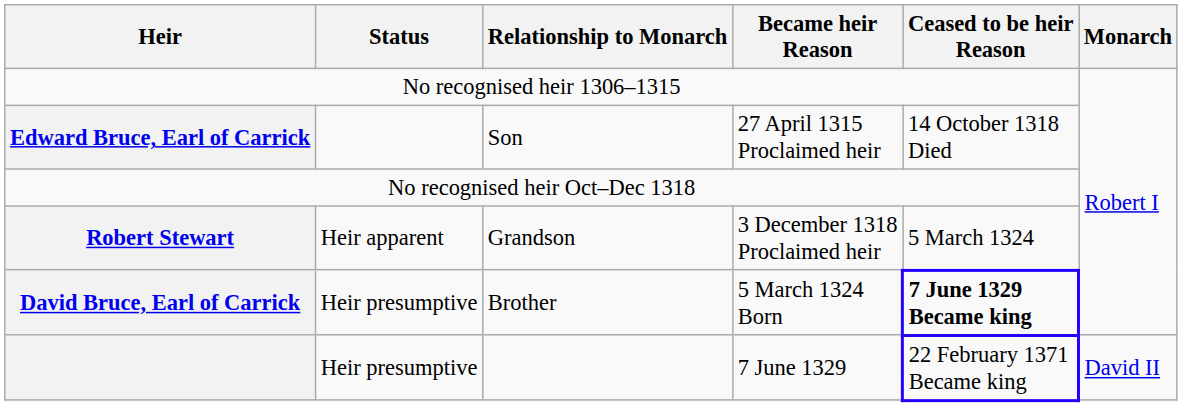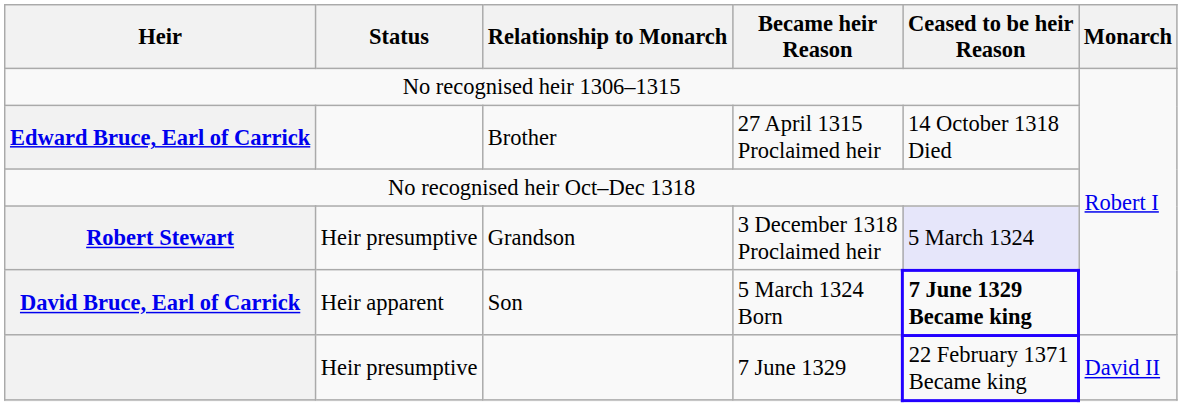(505, 137) Son -> (522, 137) Brother
(382, 238) Heir apparent -> (399, 238) Heir presumptive
(971, 237) no background -> (971, 237) lavender background
(399, 302) Heir presumptive -> (382, 302) Heir apparent
(522, 302) Brother -> (505, 302) Son
